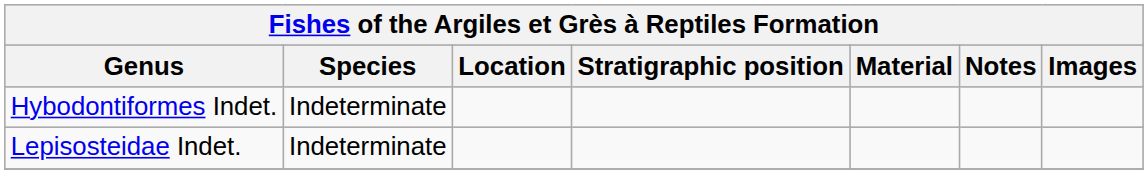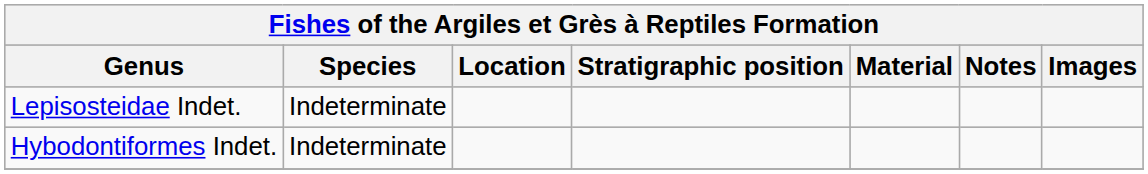rows swapped: (144, 106) <-> (126, 147)
